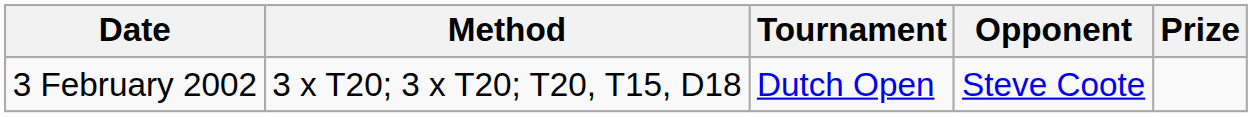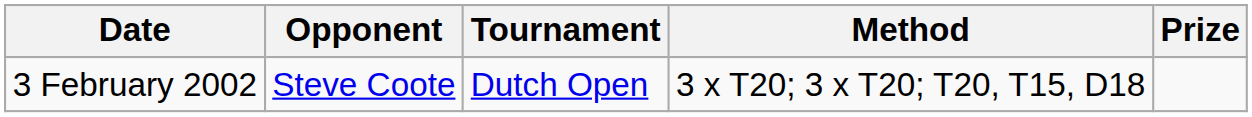columns swapped: (1054, 30) <-> (507, 30)
